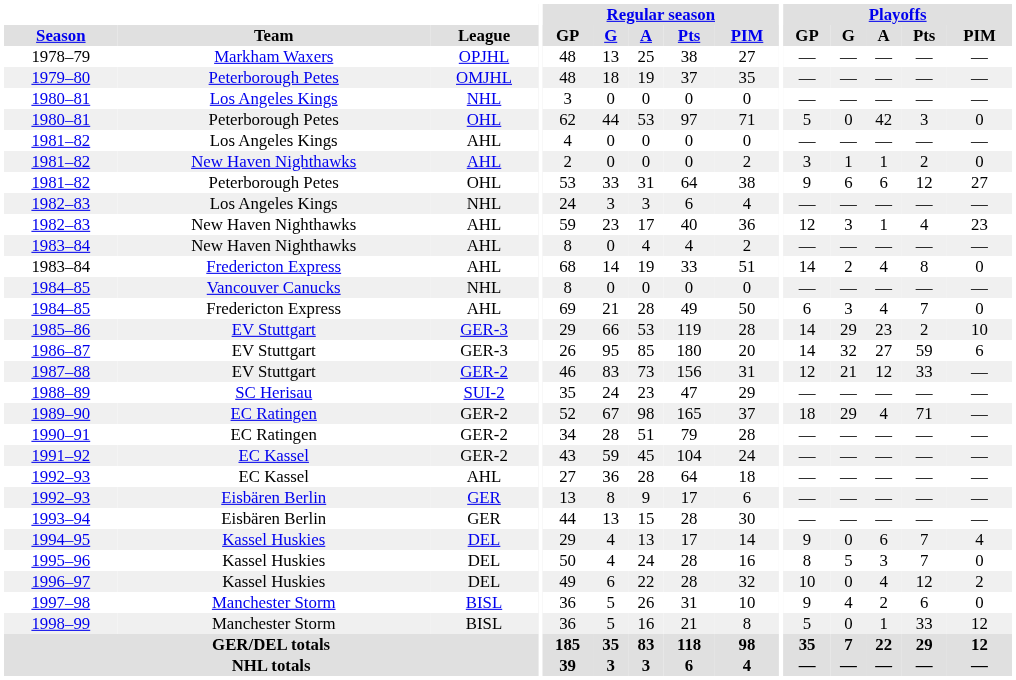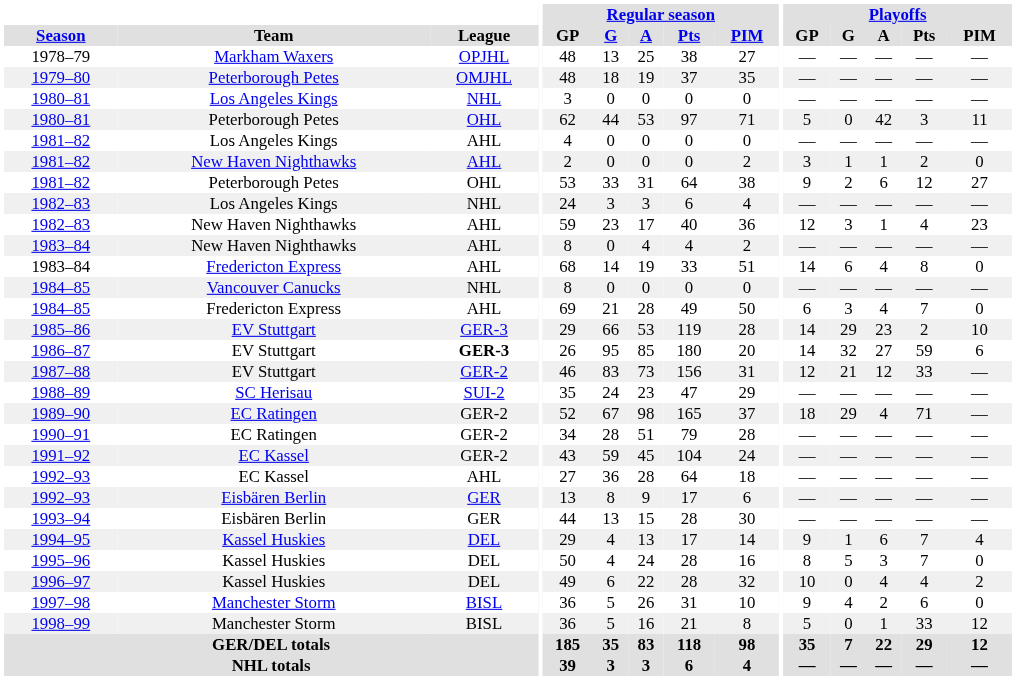(979, 119) 0 -> (979, 119) 11
(848, 182) 6 -> (848, 182) 2
(848, 266) 2 -> (848, 266) 6
(484, 350) normal -> (484, 350) bold
(848, 539) 0 -> (848, 539) 1
(924, 581) 12 -> (924, 581) 4
